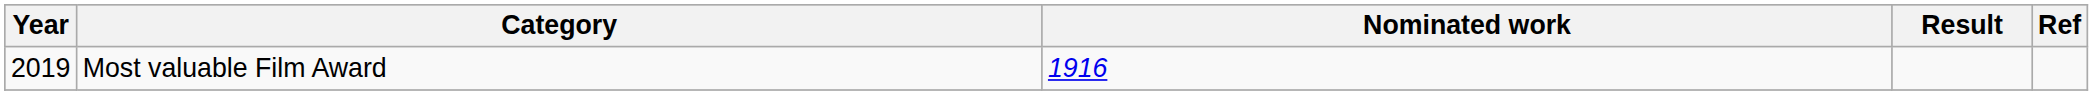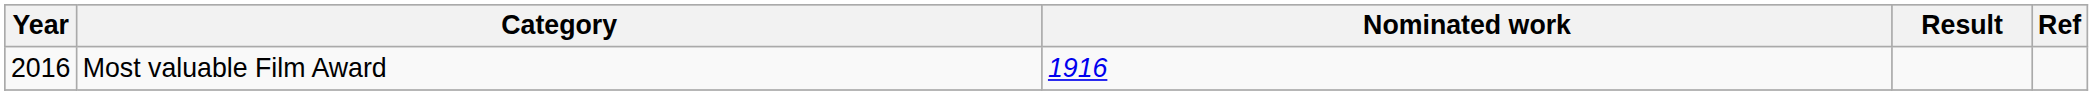(41, 68) 2019 -> (41, 68) 2016
